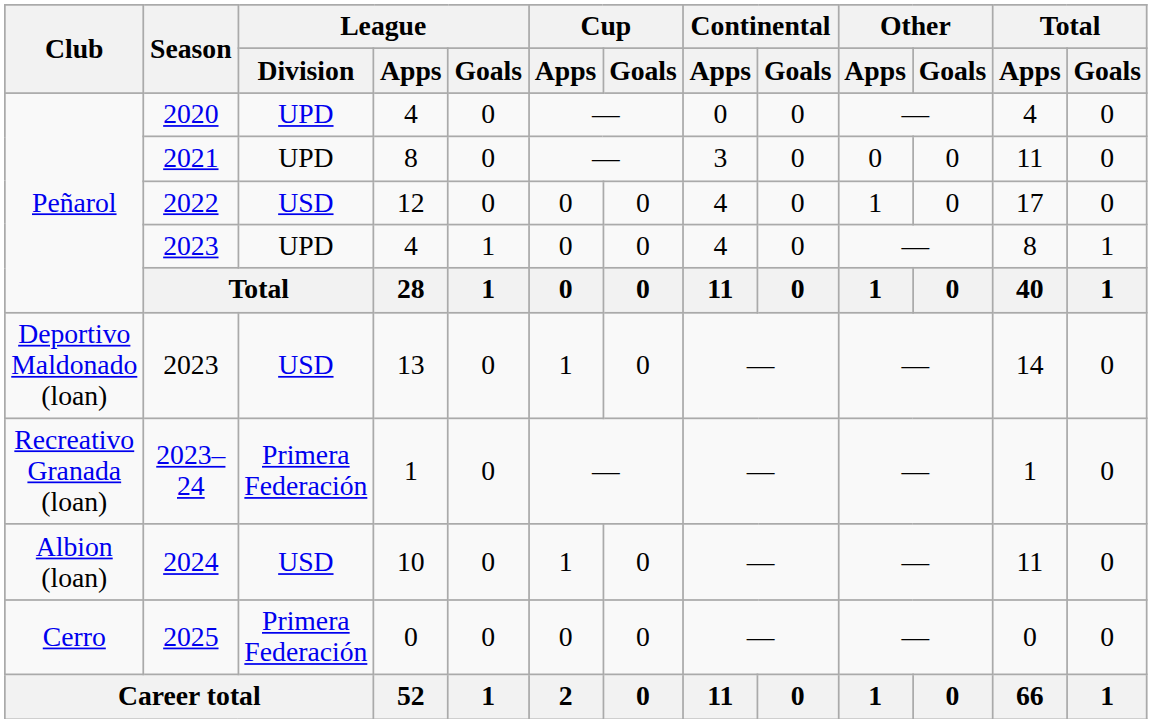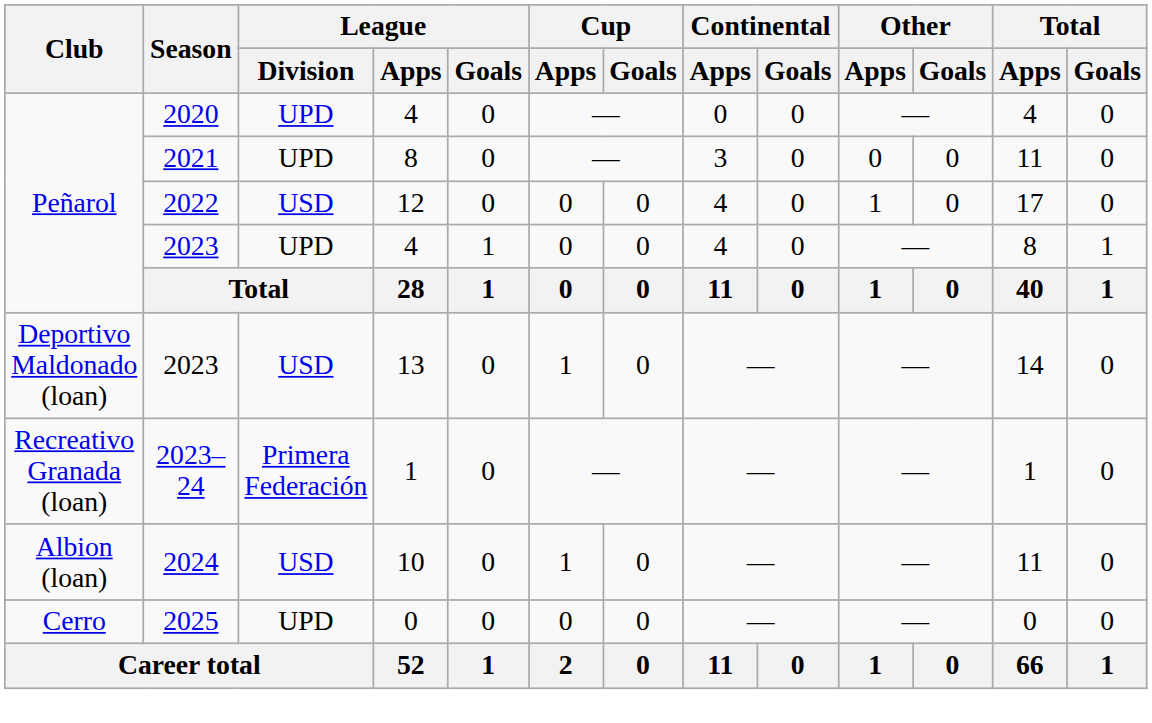(306, 636) Primera Federación -> (306, 621) UPD
